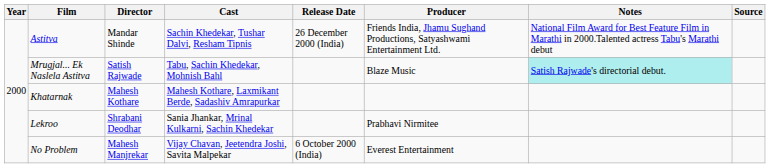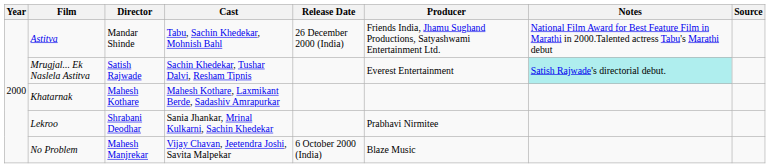(216, 38) Sachin Khedekar, Tushar Dalvi, Resham Tipnis -> (213, 38) Tabu, Sachin Khedekar, Mohnish Bahl
(213, 70) Tabu, Sachin Khedekar, Mohnish Bahl -> (216, 70) Sachin Khedekar, Tushar Dalvi, Resham Tipnis
(391, 70) Blaze Music -> (410, 70) Everest Entertainment
(410, 150) Everest Entertainment -> (391, 150) Blaze Music
